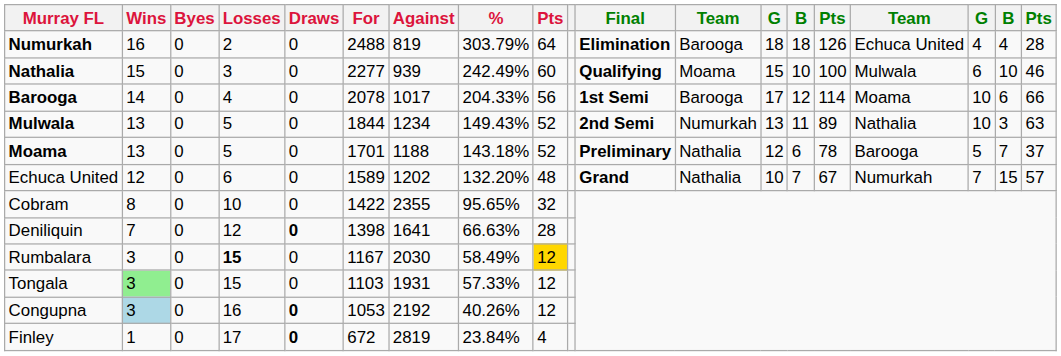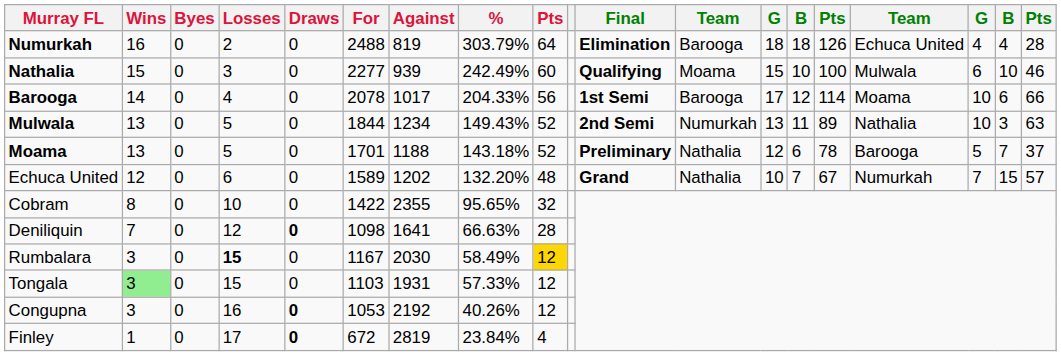(366, 230) 1398 -> (366, 230) 1098
(131, 310) lightblue background -> (131, 310) no background
